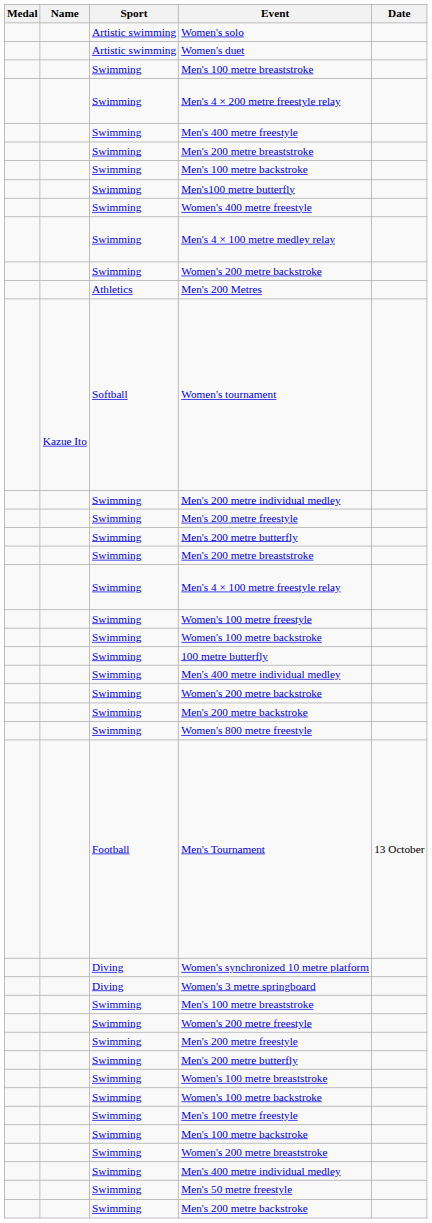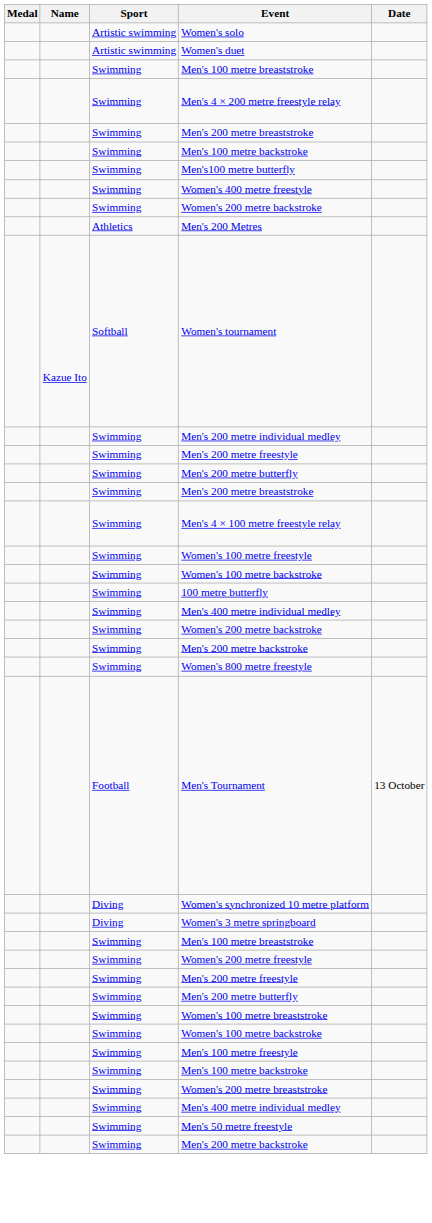- row: (117, 133)
- row: (117, 239)
